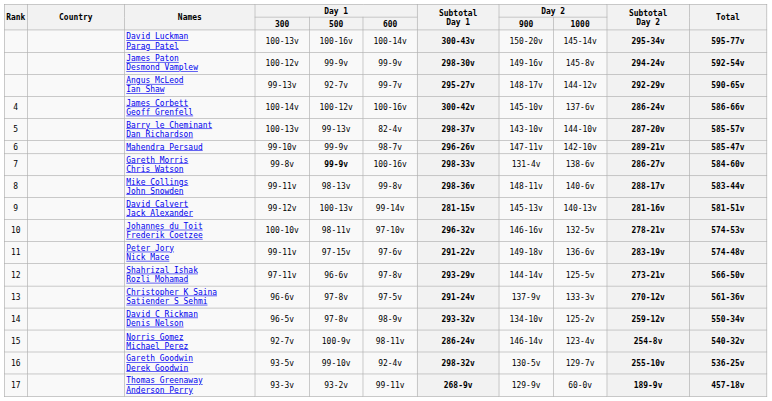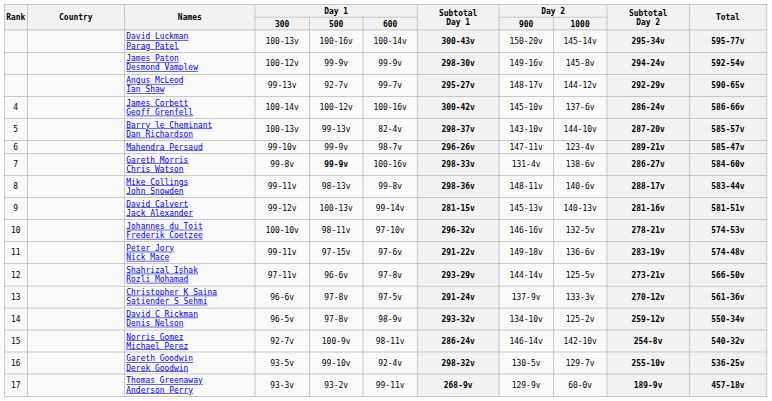(580, 147) 142-10v -> (580, 147) 123-4v
(580, 341) 123-4v -> (580, 341) 142-10v
